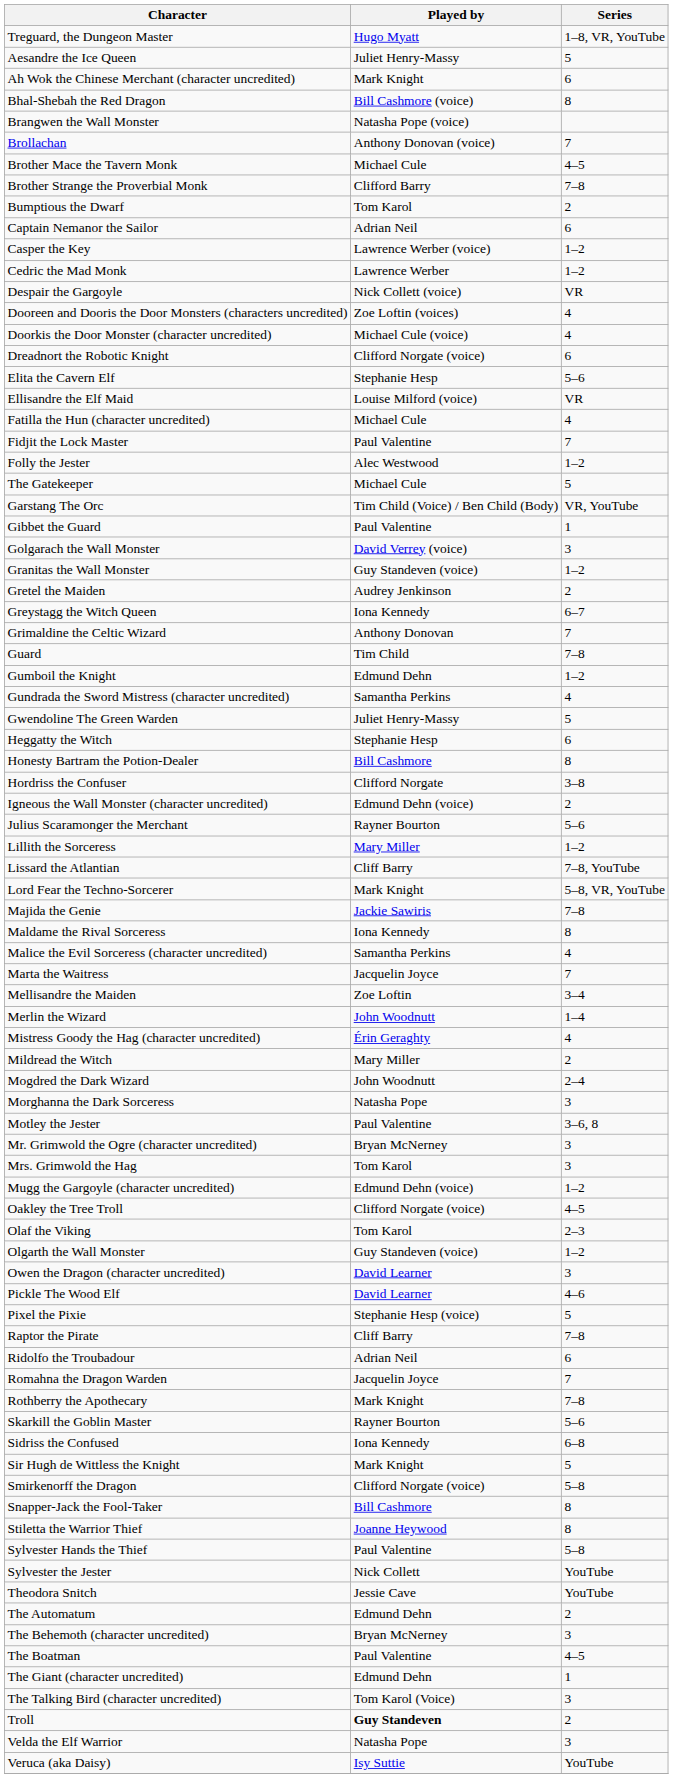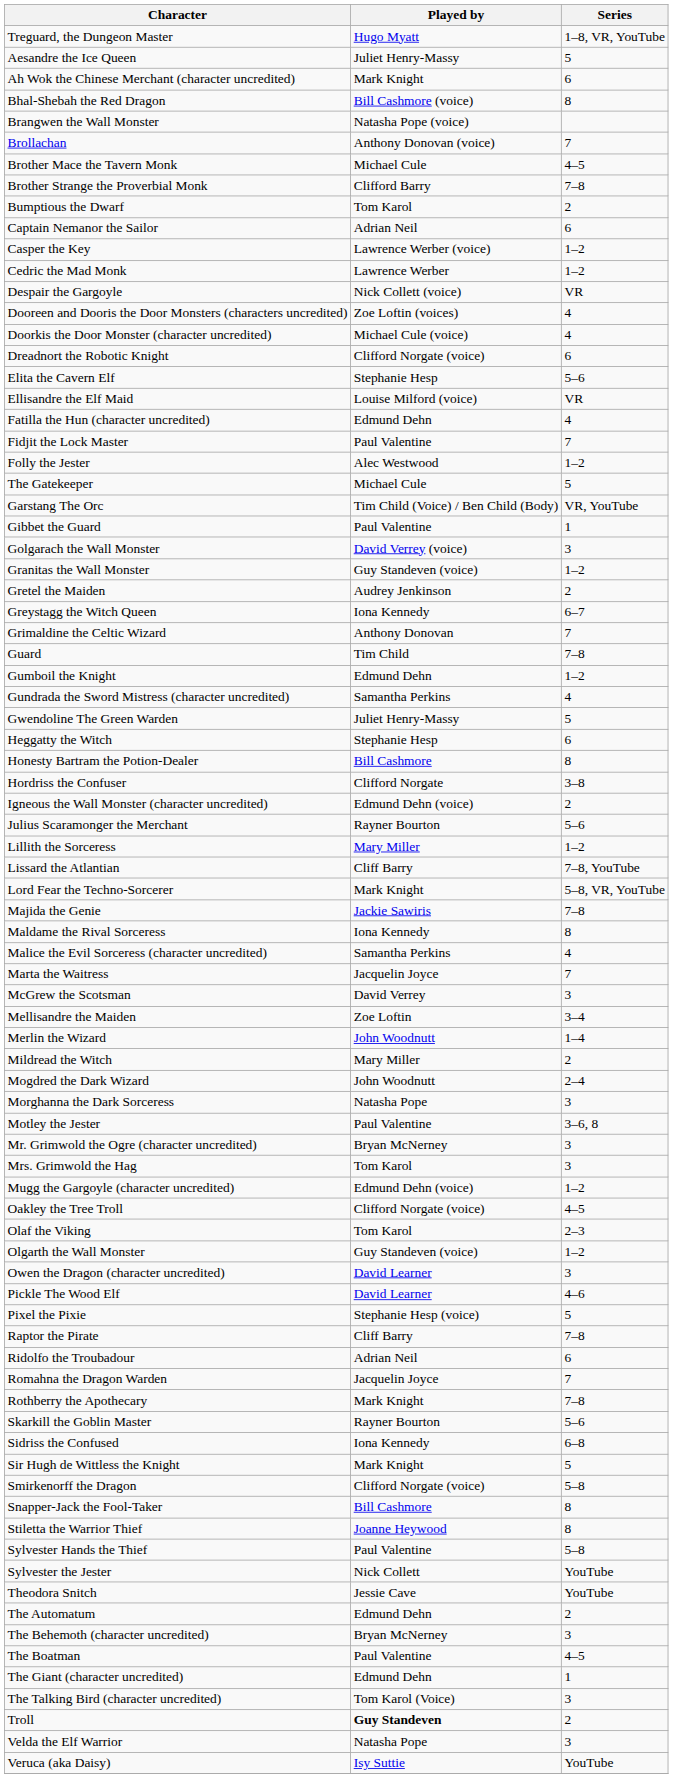(390, 420) Michael Cule -> (393, 420) Edmund Dehn
+ row: (69, 995)
- row: (134, 1038)
